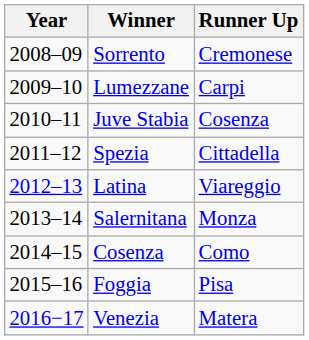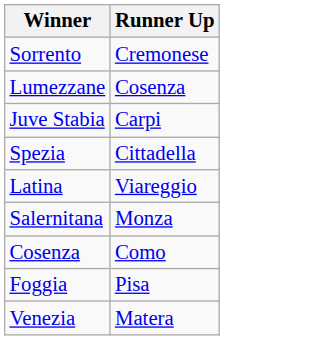- column: (47, 20)
(222, 86) Carpi -> (150, 86) Cosenza
(234, 119) Cosenza -> (138, 119) Carpi
